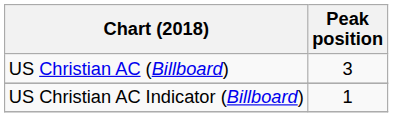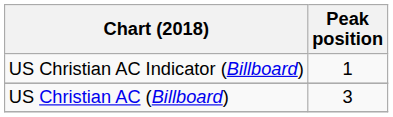rows swapped: (119, 68) <-> (156, 97)
